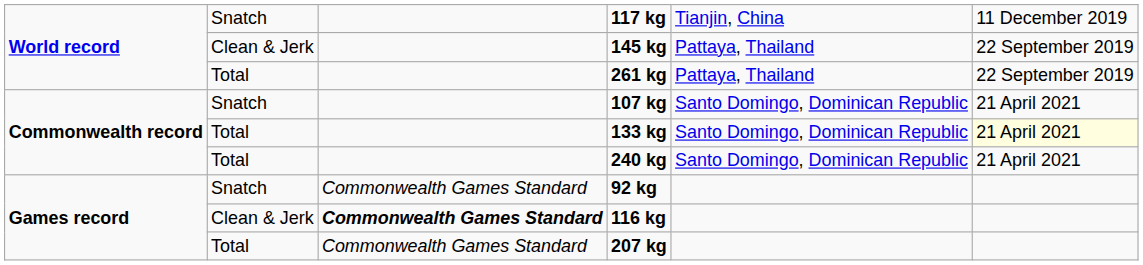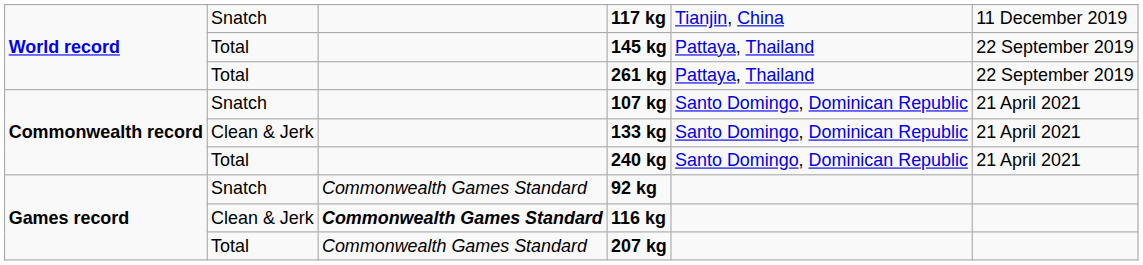(262, 47) Clean & Jerk -> (230, 47) Total
(230, 132) Total -> (262, 132) Clean & Jerk
(1029, 132) lightyellow background -> (1029, 132) no background
